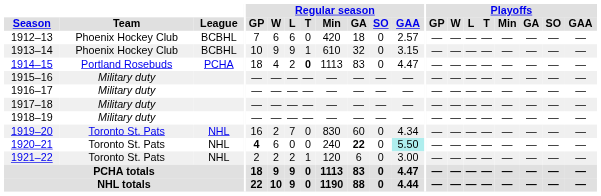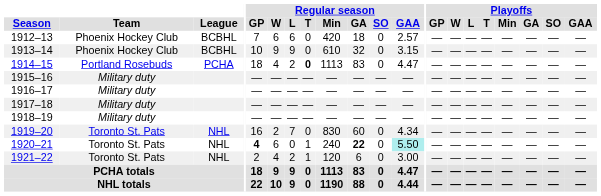(308, 51) 1 -> (308, 51) 0
(308, 144) 0 -> (308, 144) 1
(276, 158) 2 -> (276, 158) 4
